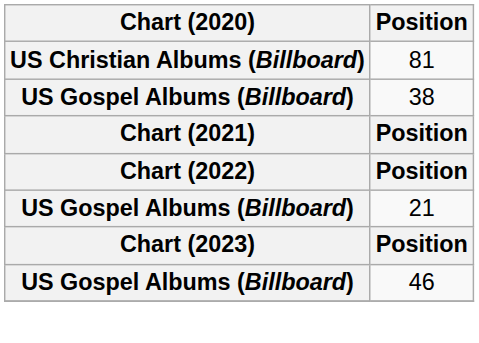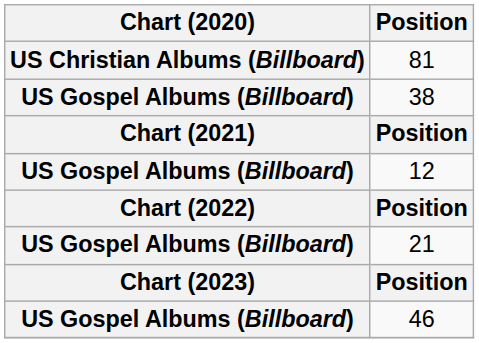+ row: (422, 171)
